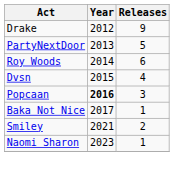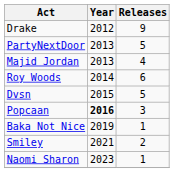+ row: (43, 61)
(143, 78) 4 -> (143, 94) 5
(102, 110) 2017 -> (102, 127) 2019
